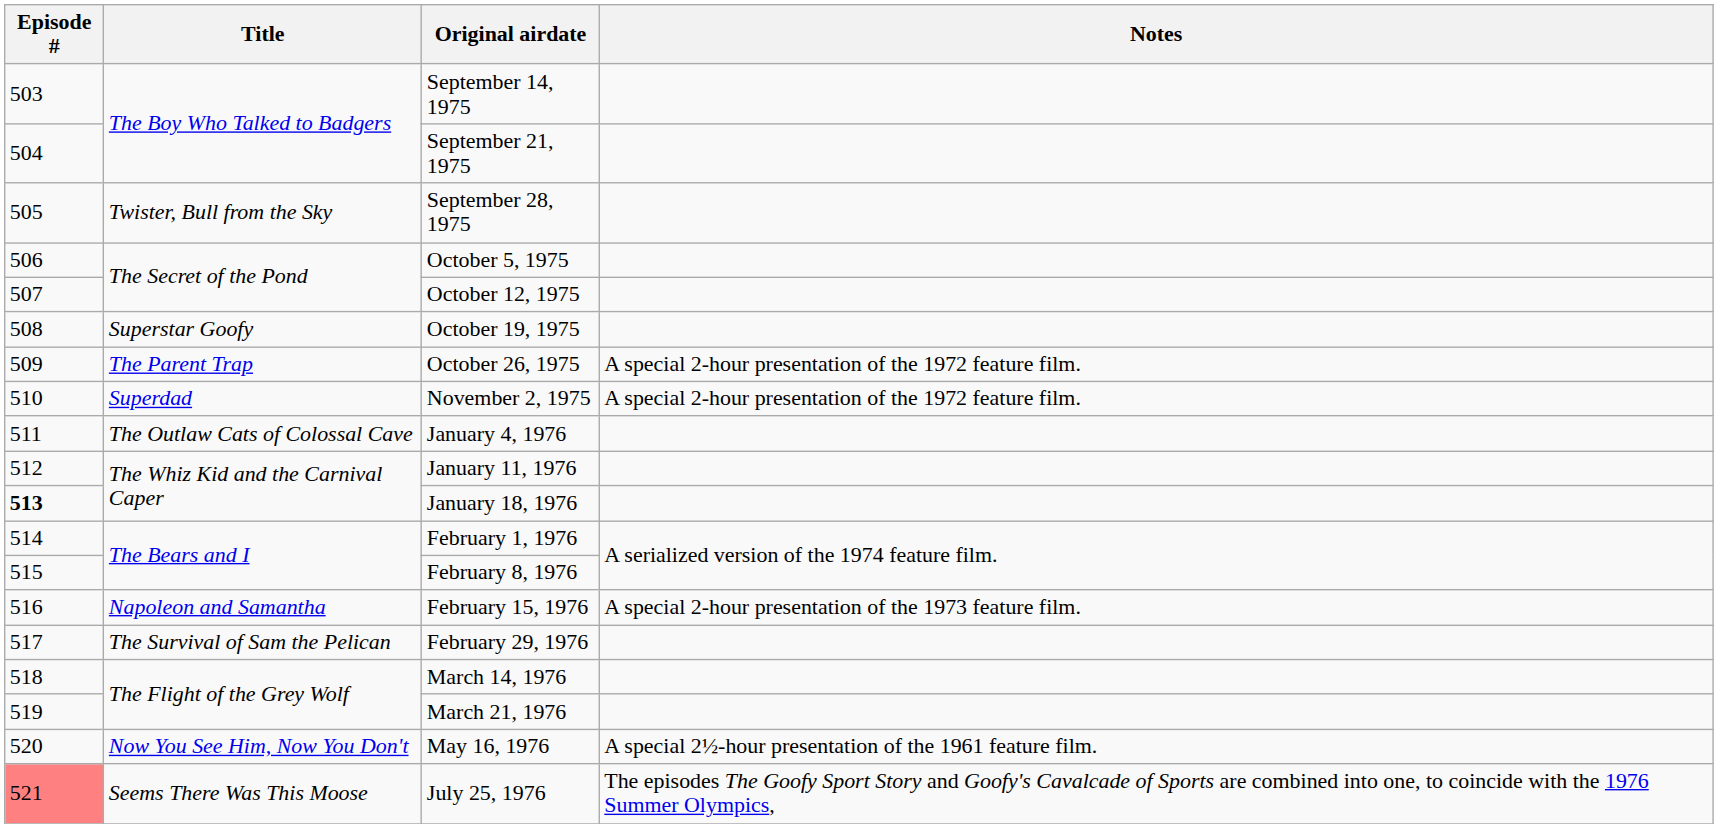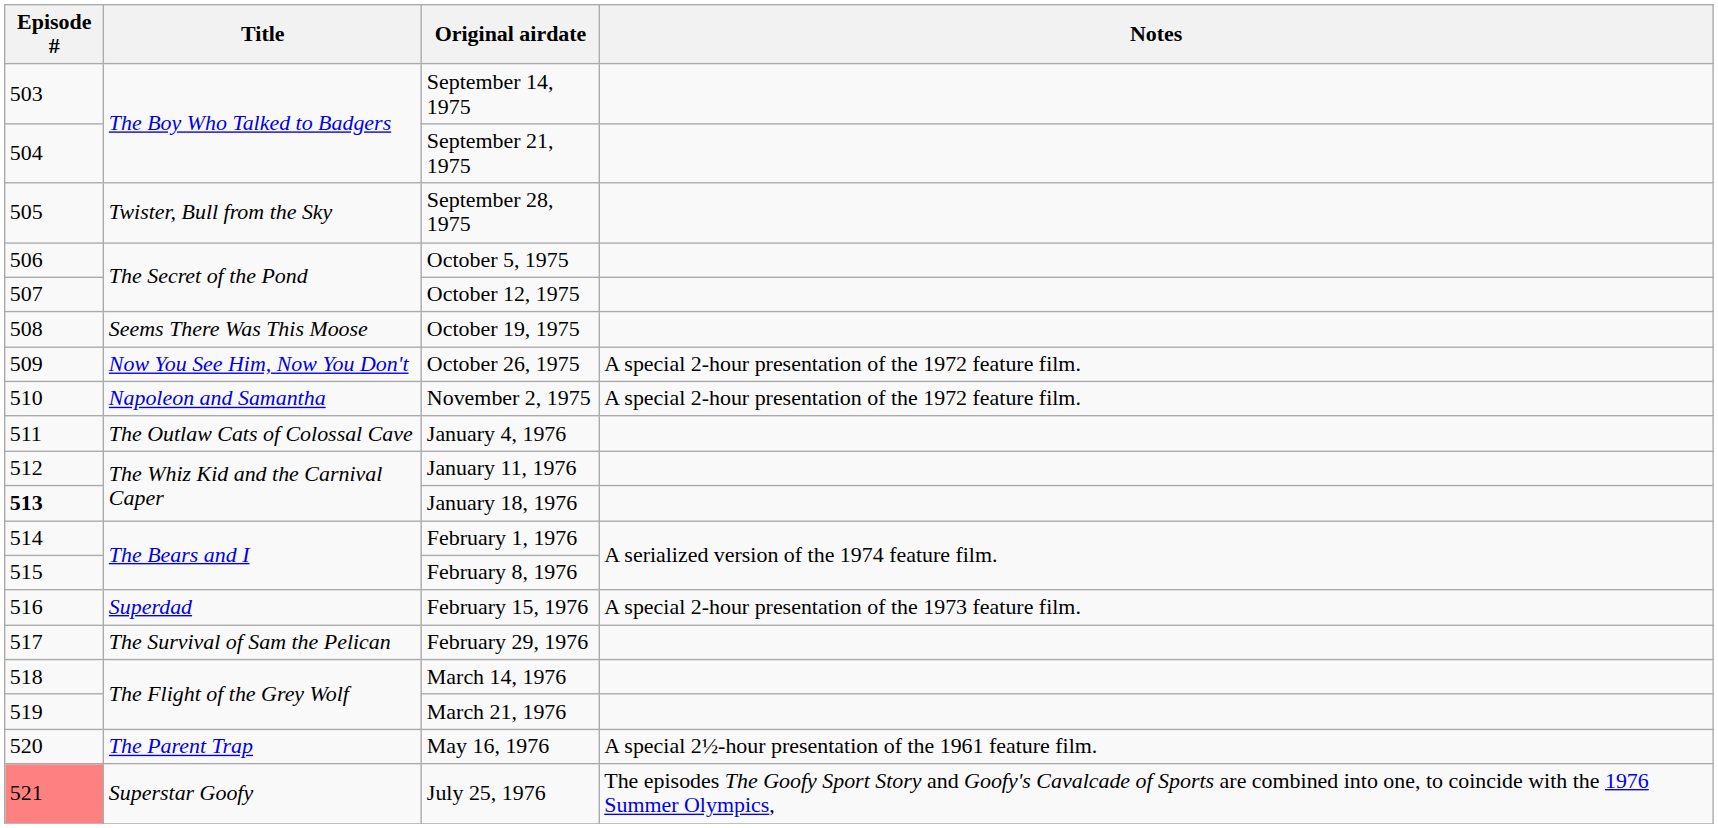(181, 329) Superstar Goofy -> (238, 329) Seems There Was This Moose
(181, 363) The Parent Trap -> (259, 363) Now You See Him, Now You Don't
(150, 398) Superdad -> (217, 398) Napoleon and Samantha
(217, 607) Napoleon and Samantha -> (150, 607) Superdad
(259, 746) Now You See Him, Now You Don't -> (181, 746) The Parent Trap
(238, 793) Seems There Was This Moose -> (181, 793) Superstar Goofy
